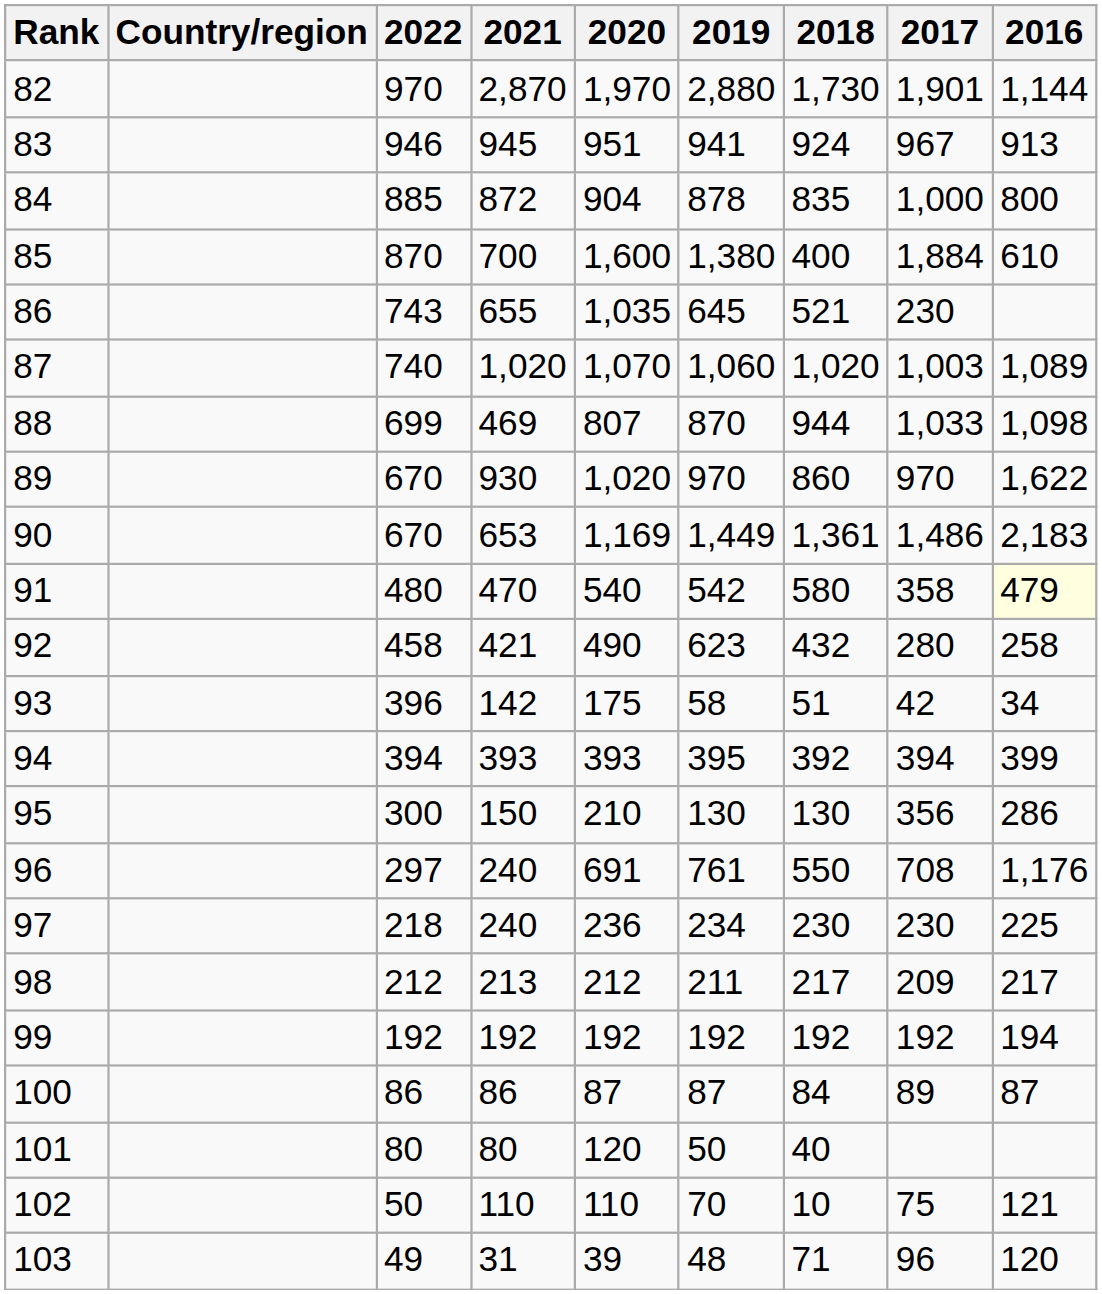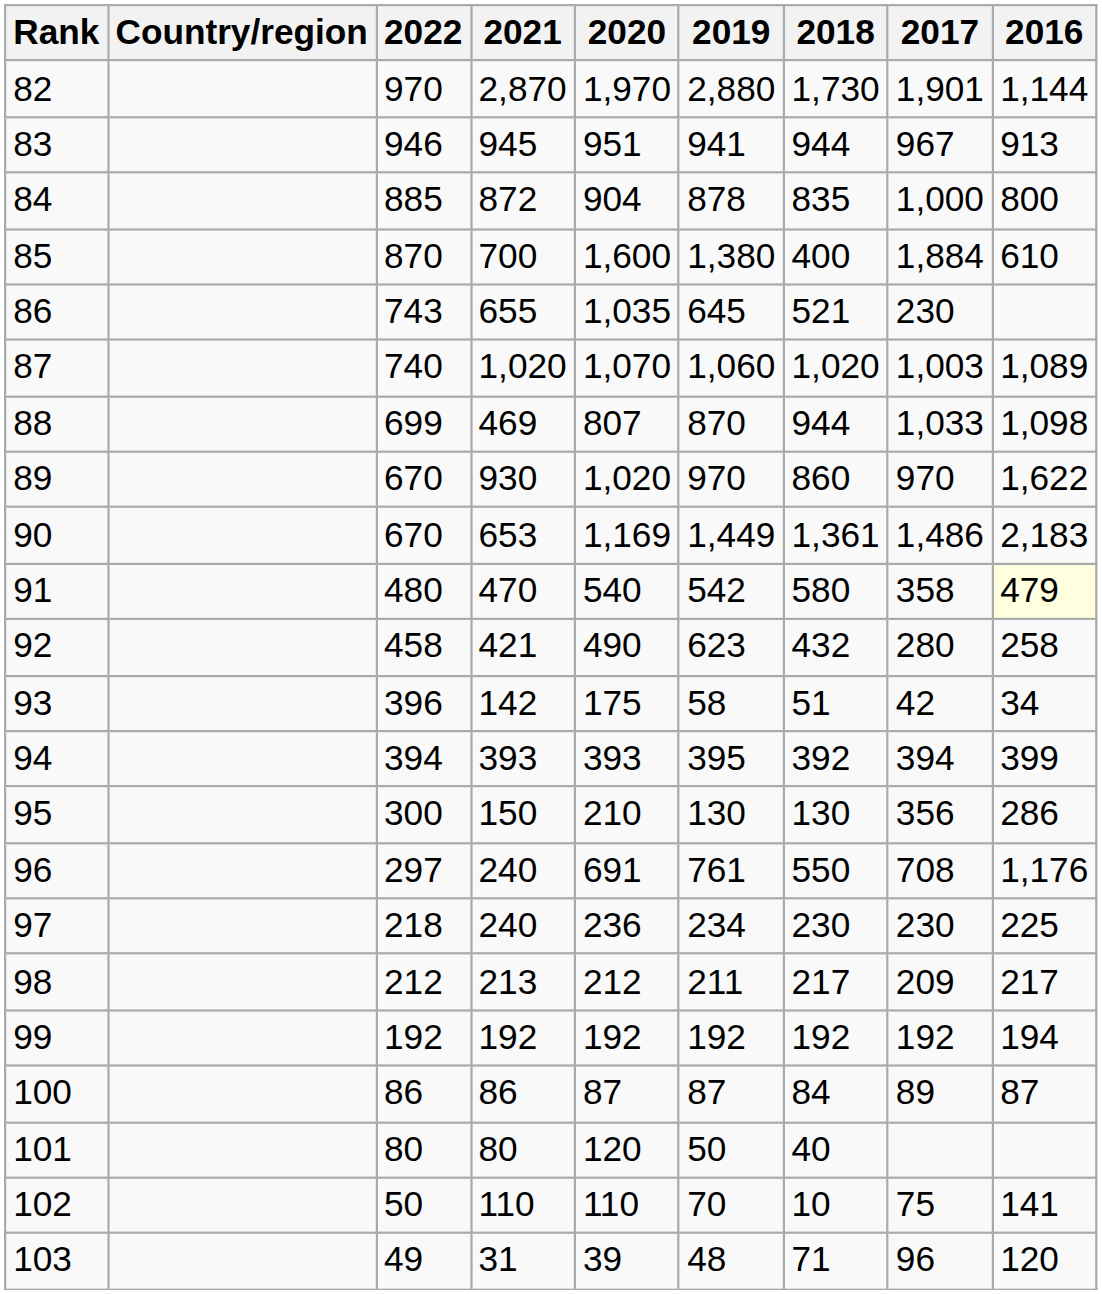(821, 144) 924 -> (821, 144) 944
(1030, 1204) 121 -> (1030, 1204) 141
